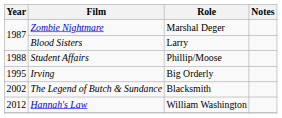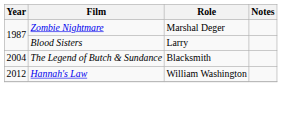- row: (60, 58)
- row: (43, 74)
(16, 89) 2002 -> (16, 58) 2004
